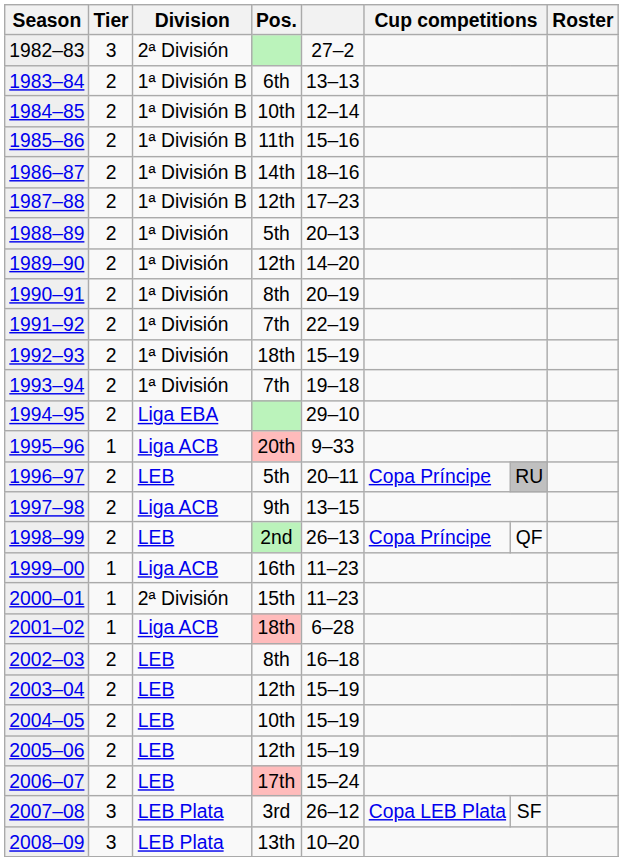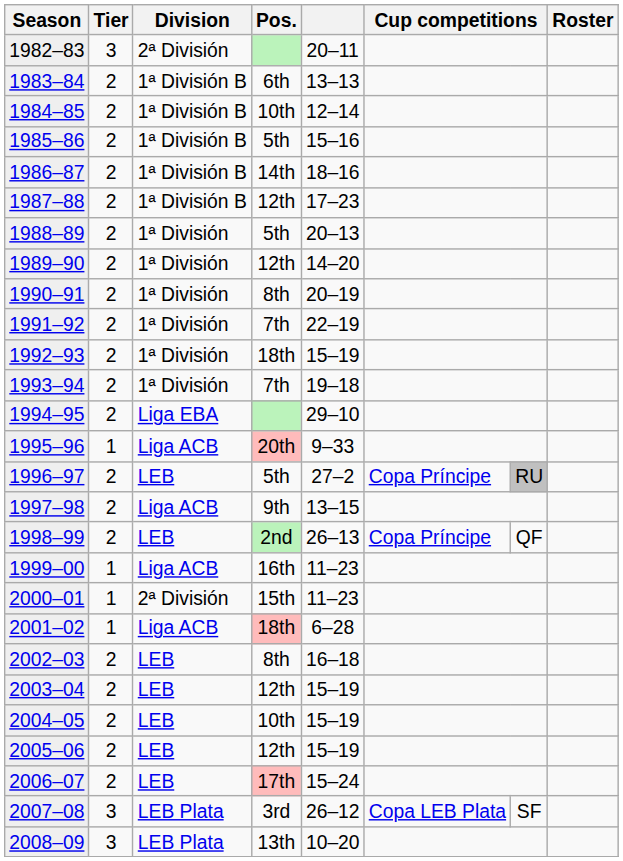(333, 50) 27–2 -> (333, 50) 20–11
(276, 141) 11th -> (276, 141) 5th
(333, 476) 20–11 -> (333, 476) 27–2
